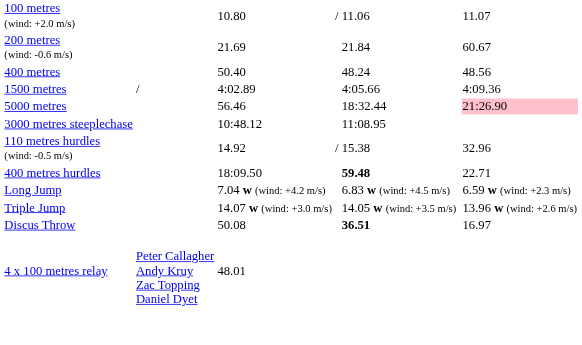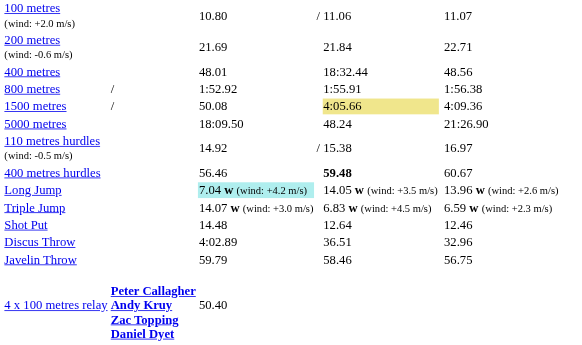(477, 47) 60.67 -> (458, 47) 22.71
(232, 71) 50.40 -> (213, 71) 48.01
(356, 71) 48.24 -> (346, 71) 18:32.44
+ row: (32, 89)
(237, 89) 4:02.89 -> (213, 106) 50.08
(361, 89) no background -> (342, 106) khaki background
(232, 106) 56.46 -> (221, 123) 18:09.50
(364, 106) 18:32.44 -> (337, 123) 48.24
(485, 106) pink background -> (466, 123) no background
- row: (69, 123)
(477, 148) 32.96 -> (458, 148) 16.97
(240, 172) 18:09.50 -> (213, 172) 56.46
(477, 172) 22.71 -> (458, 172) 60.67
(272, 190) no background -> (253, 190) paleturquoise background
(396, 190) 6.83 w (wind: +4.5 m/s) -> (380, 190) 14.05 w (wind: +3.5 m/s)
(517, 190) 6.59 w (wind: +2.3 m/s) -> (501, 190) 13.96 w (wind: +2.6 m/s)
(399, 207) 14.05 w (wind: +3.5 m/s) -> (377, 207) 6.83 w (wind: +4.5 m/s)
(520, 207) 13.96 w (wind: +2.6 m/s) -> (498, 207) 6.59 w (wind: +2.3 m/s)
+ row: (26, 225)
(232, 225) 50.08 -> (218, 242) 4:02.89
(356, 225) bold -> (337, 242) normal
(477, 225) 16.97 -> (458, 242) 32.96
+ row: (41, 259)
(175, 277) normal -> (153, 312) bold
(232, 270) 48.01 -> (213, 305) 50.40
